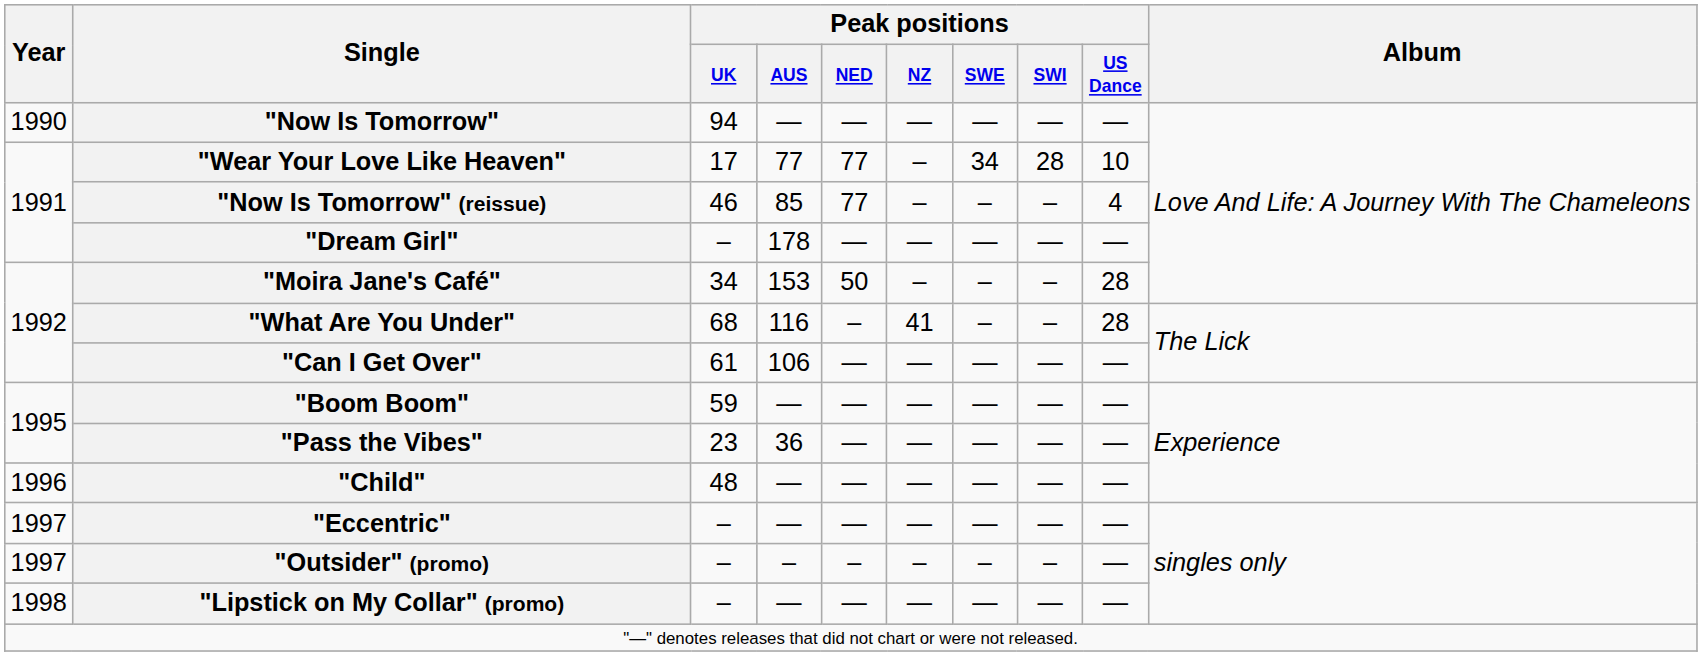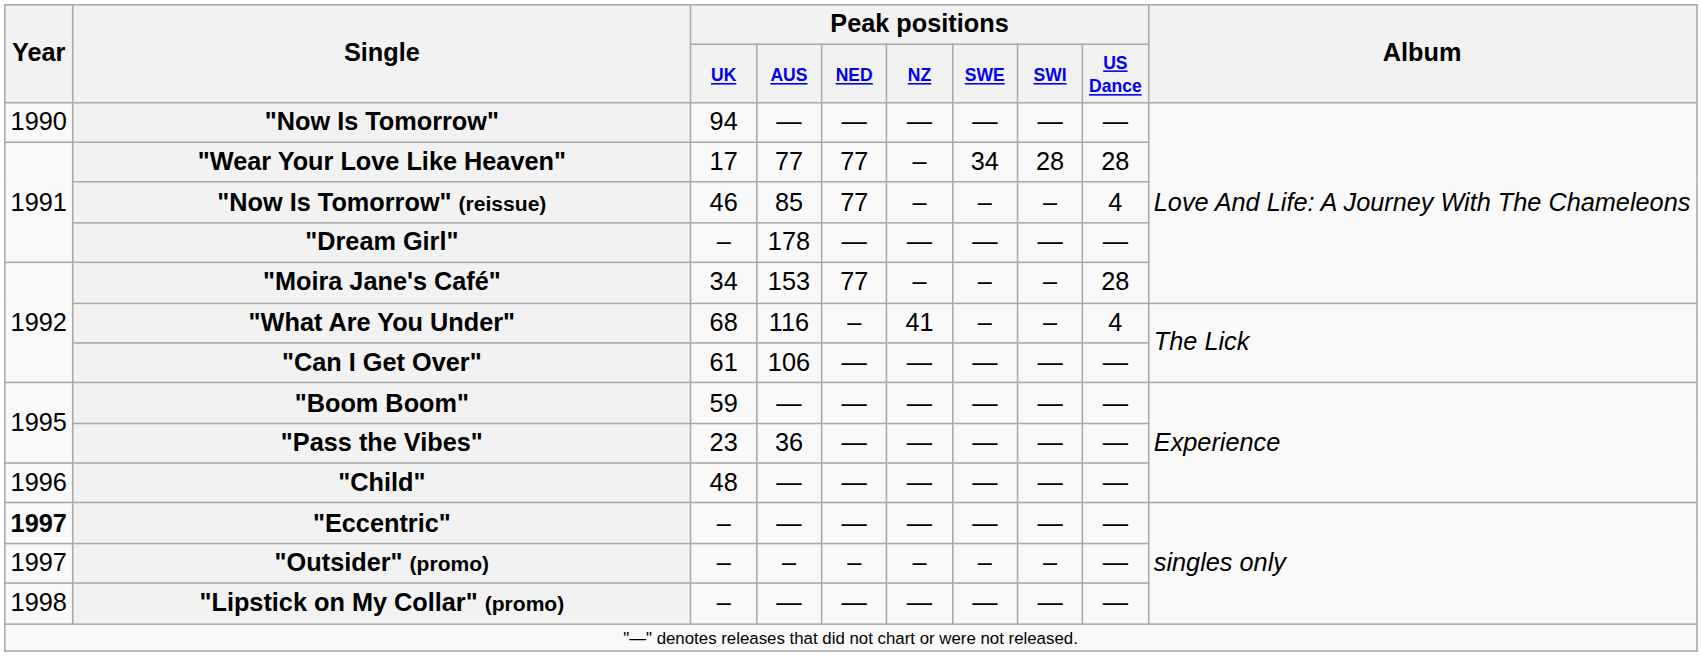(1115, 162) 10 -> (1115, 162) 28
(854, 282) 50 -> (854, 282) 77
(1115, 322) 28 -> (1115, 322) 4
(39, 522) normal -> (39, 522) bold
